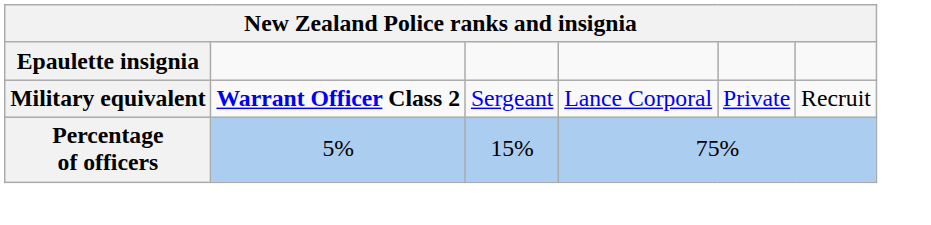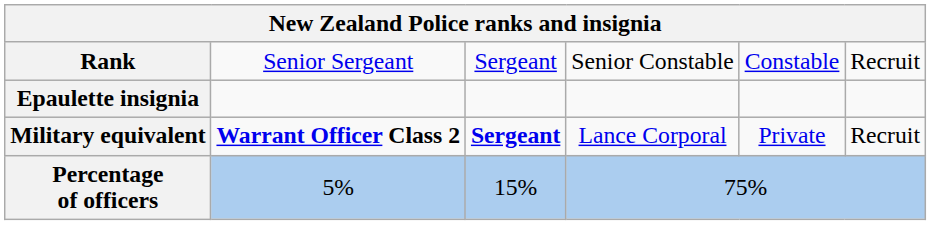+ row: (108, 60)
(512, 98) normal -> (516, 135) bold
